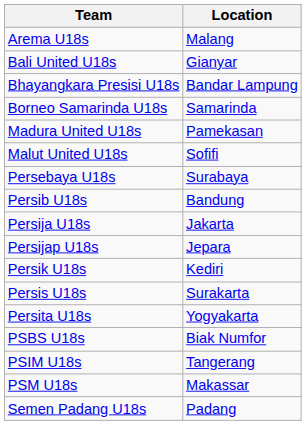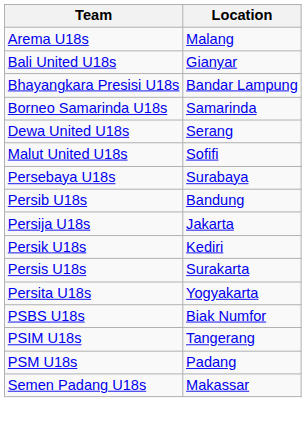+ row: (69, 131)
- row: (75, 131)
- row: (53, 246)
(218, 385) Makassar -> (211, 362) Padang
(211, 408) Padang -> (218, 385) Makassar
